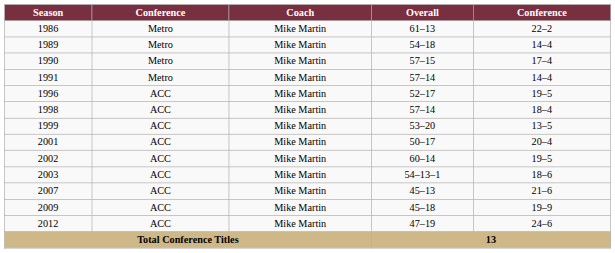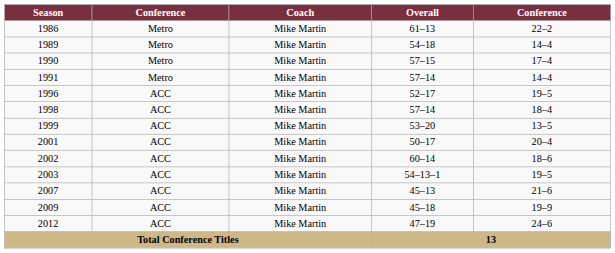(542, 158) 19–5 -> (542, 158) 18–6
(542, 175) 18–6 -> (542, 175) 19–5
